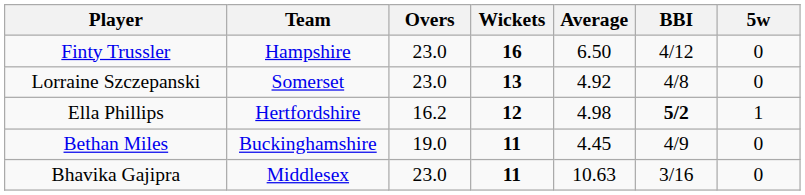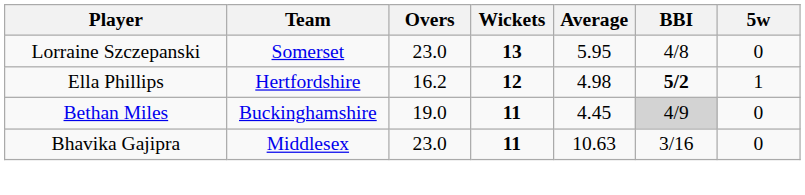- row: (116, 50)
(594, 81) 4.92 -> (594, 50) 5.95
(676, 143) no background -> (676, 112) lightgrey background
